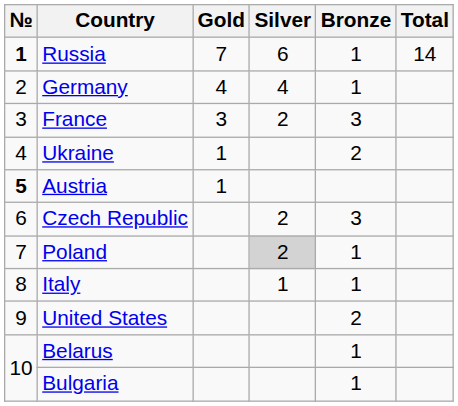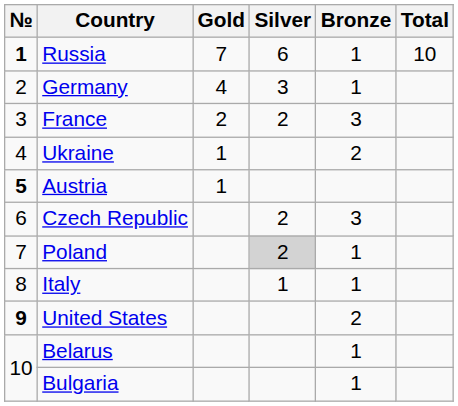(425, 53) 14 -> (425, 53) 10
(283, 86) 4 -> (283, 86) 3
(221, 119) 3 -> (221, 119) 2
(21, 317) normal -> (21, 317) bold
